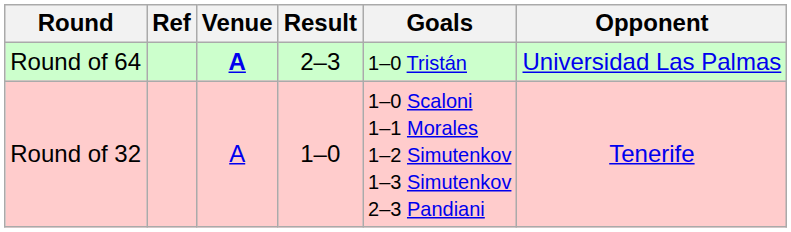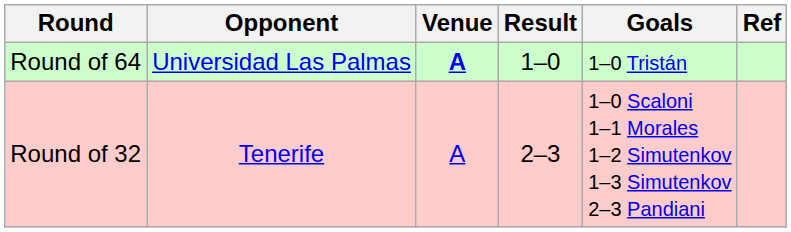columns swapped: (652, 23) <-> (171, 23)
(320, 61) 2–3 -> (540, 61) 1–0
(320, 153) 1–0 -> (540, 153) 2–3
